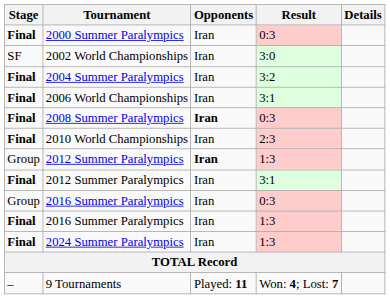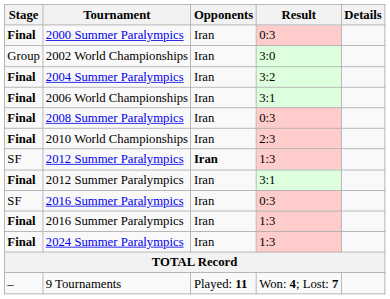(14, 55) SF -> (24, 55) Group
(206, 117) bold -> (204, 117) normal
(24, 158) Group -> (14, 158) SF
(24, 200) Group -> (14, 200) SF
